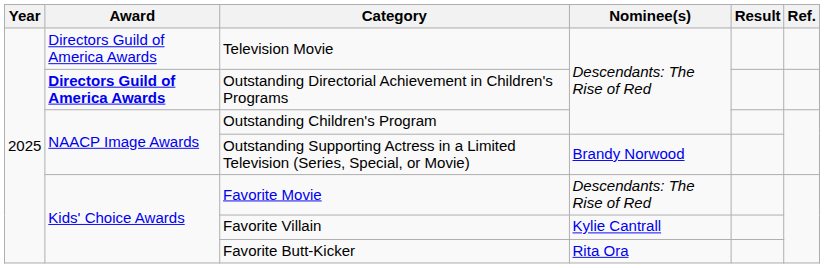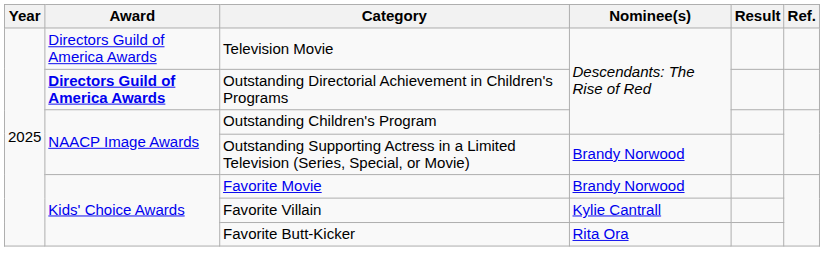(634, 194) Descendants: The Rise of Red -> (629, 186) Brandy Norwood
